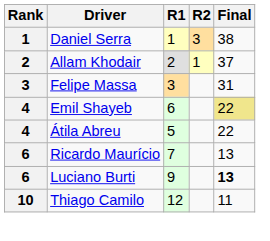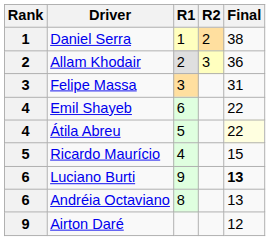(196, 39) 3 -> (206, 39) 2
(196, 62) 1 -> (206, 62) 3
(226, 62) 37 -> (235, 62) 36
(226, 108) khaki background -> (235, 108) no background
(226, 131) no background -> (235, 131) lightyellow background
(26, 154) 6 -> (26, 154) 5
(171, 154) 7 -> (181, 154) 4
(226, 154) 13 -> (235, 154) 15
+ row: (110, 200)
+ row: (87, 223)
- row: (97, 200)
